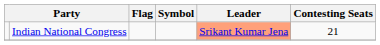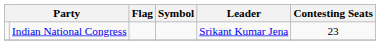(244, 31) lightsalmon background -> (244, 31) no background
(333, 31) 21 -> (333, 31) 23
